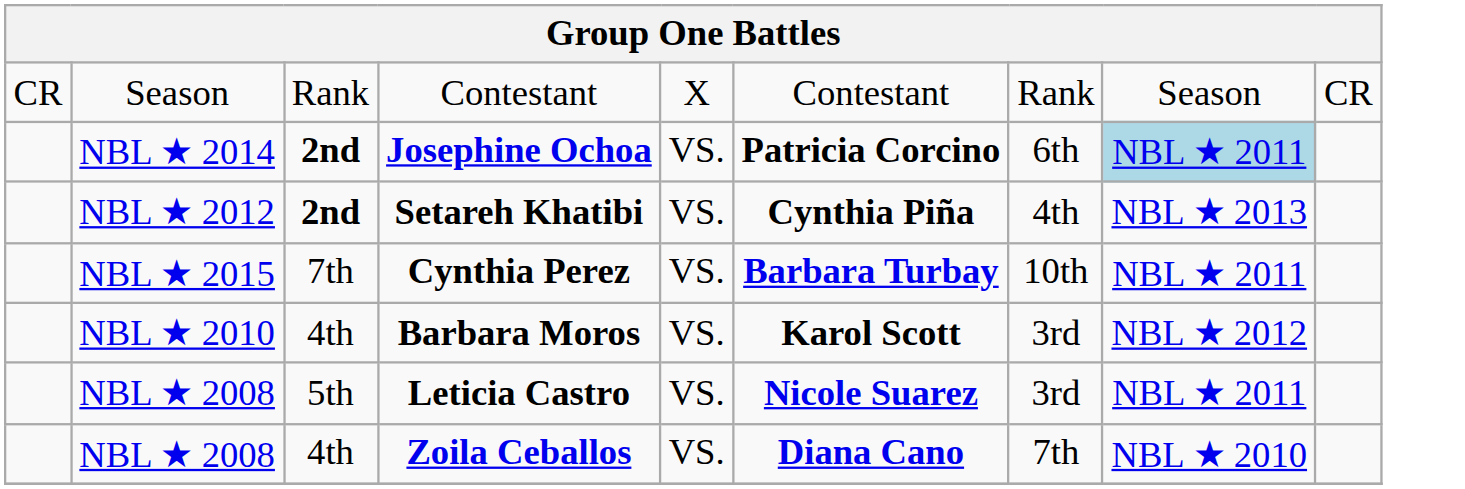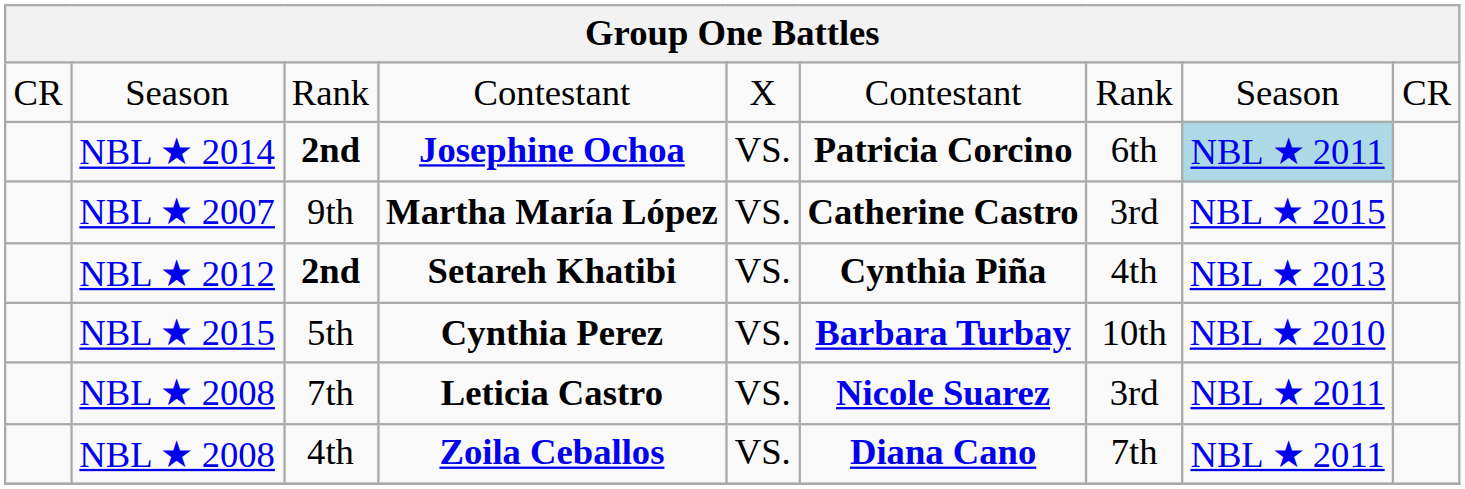+ row: (552, 211)
(330, 271) 7th -> (330, 332) 5th
(1209, 272) NBL ★ 2011 -> (1288, 333) NBL ★ 2010
- row: (519, 332)
(330, 392) 5th -> (330, 392) 7th
(1209, 454) NBL ★ 2010 -> (1288, 454) NBL ★ 2011
